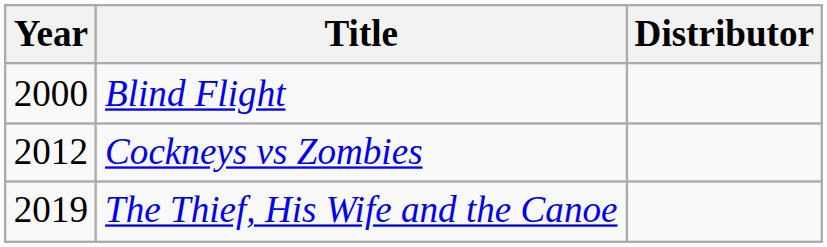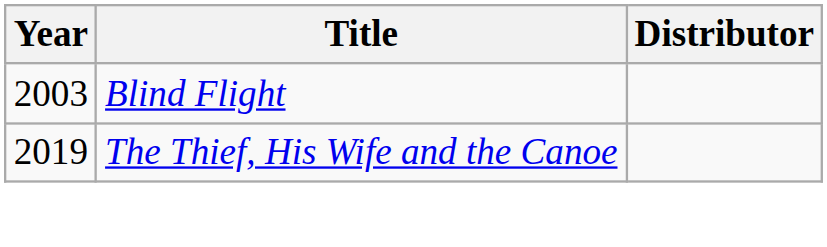(51, 92) 2000 -> (51, 92) 2003
- row: (264, 151)
